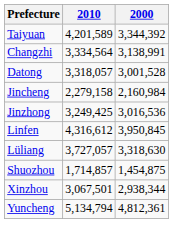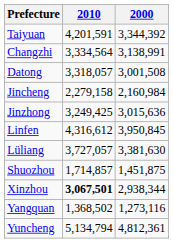(89, 34) 4,201,589 -> (89, 34) 4,201,591
(142, 73) 3,001,528 -> (142, 73) 3,001,508
(142, 112) 3,016,536 -> (142, 112) 3,015,636
(142, 150) 3,318,630 -> (142, 150) 3,381,630
(142, 170) 1,454,875 -> (142, 170) 1,451,875
(89, 189) normal -> (89, 189) bold
+ row: (31, 209)
